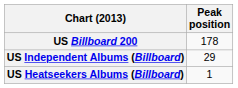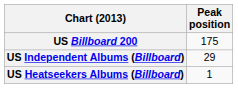(210, 41) 178 -> (210, 41) 175
